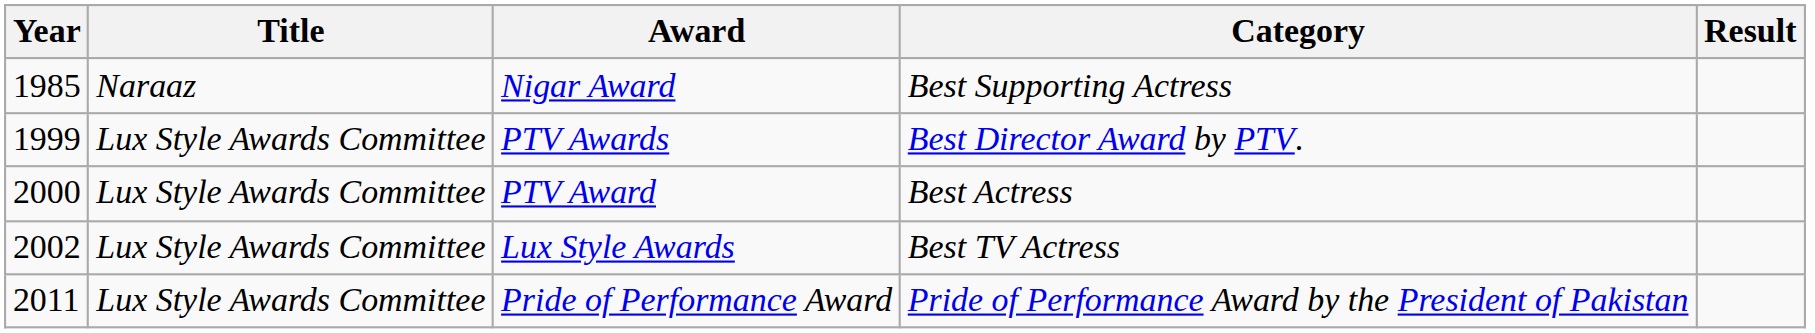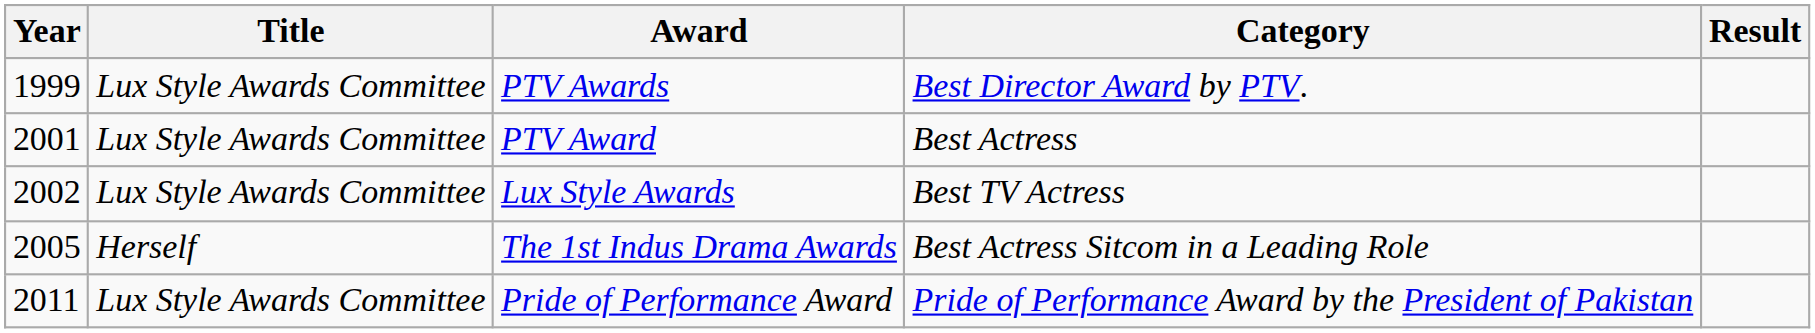- row: (588, 85)
(47, 192) 2000 -> (47, 138) 2001
+ row: (699, 246)
